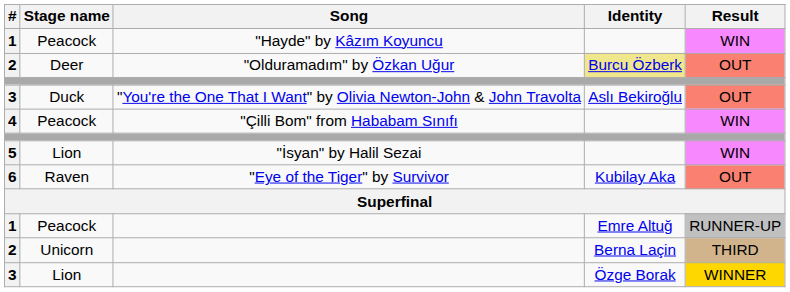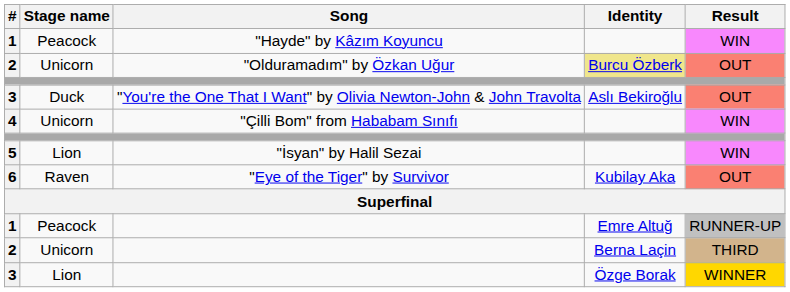(67, 65) Deer -> (67, 65) Unicorn
(67, 121) Peacock -> (67, 121) Unicorn
